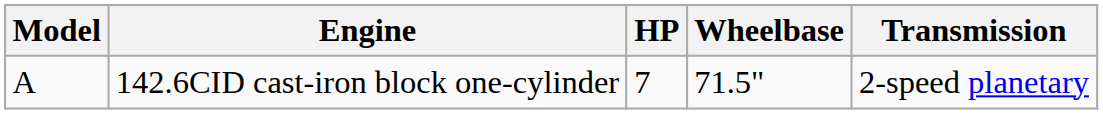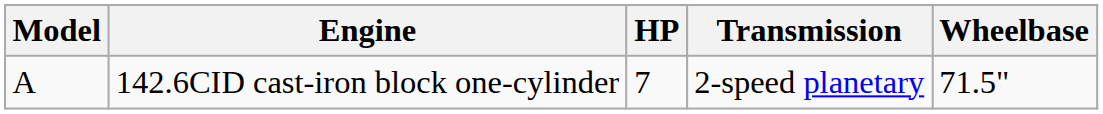columns swapped: (974, 30) <-> (769, 30)
